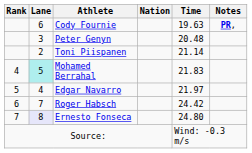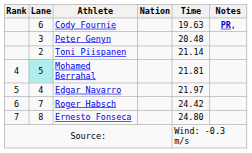(191, 71) 21.83 -> (191, 71) 21.81
(41, 117) lavender background -> (41, 117) no background
